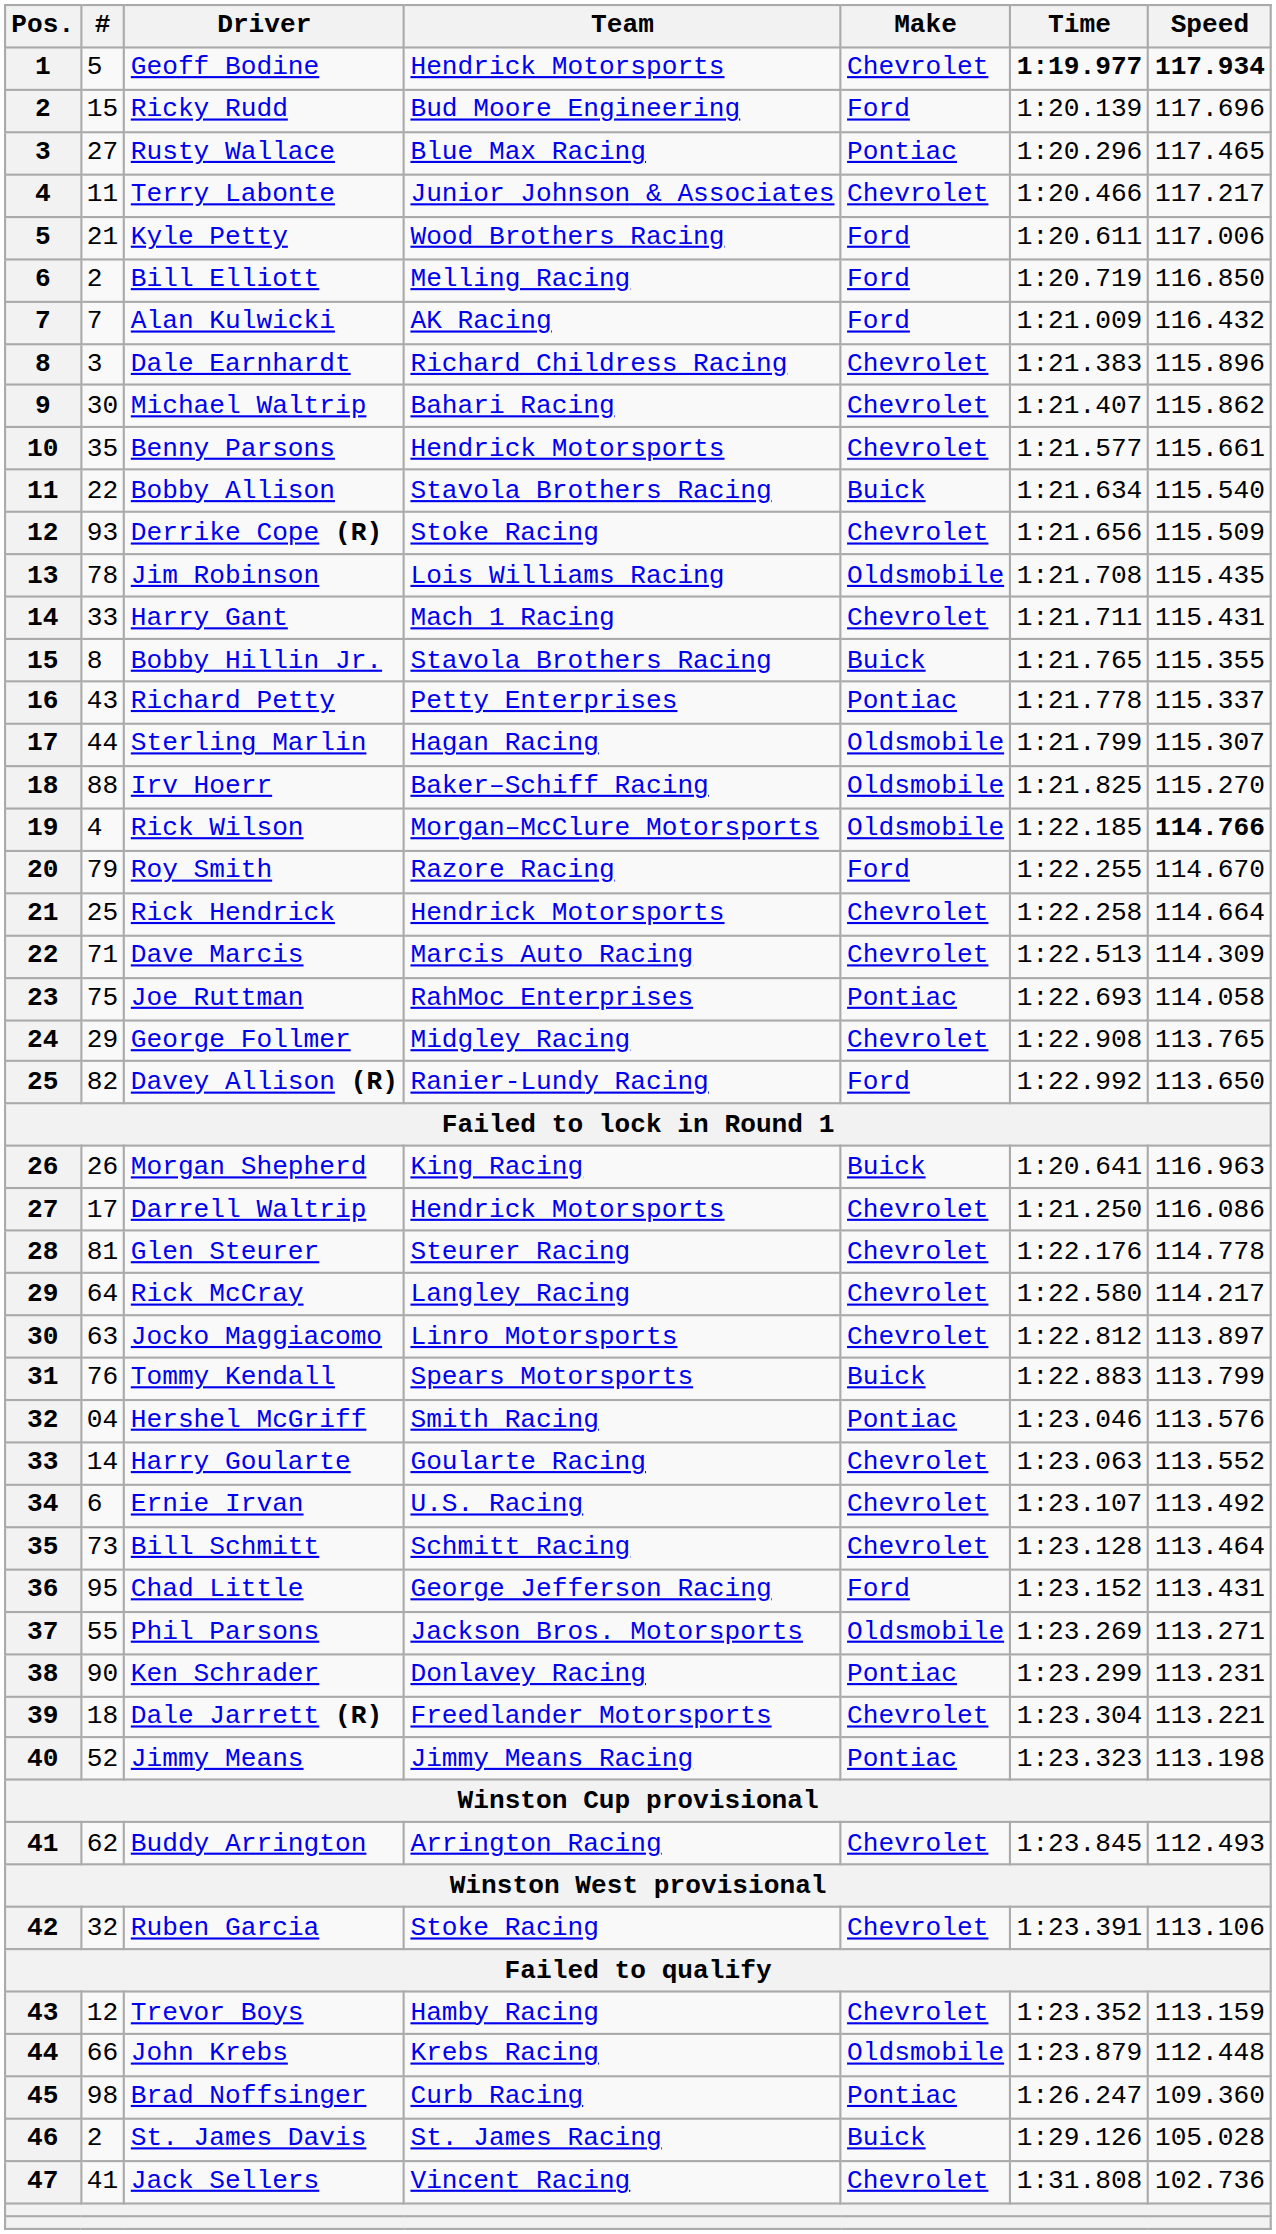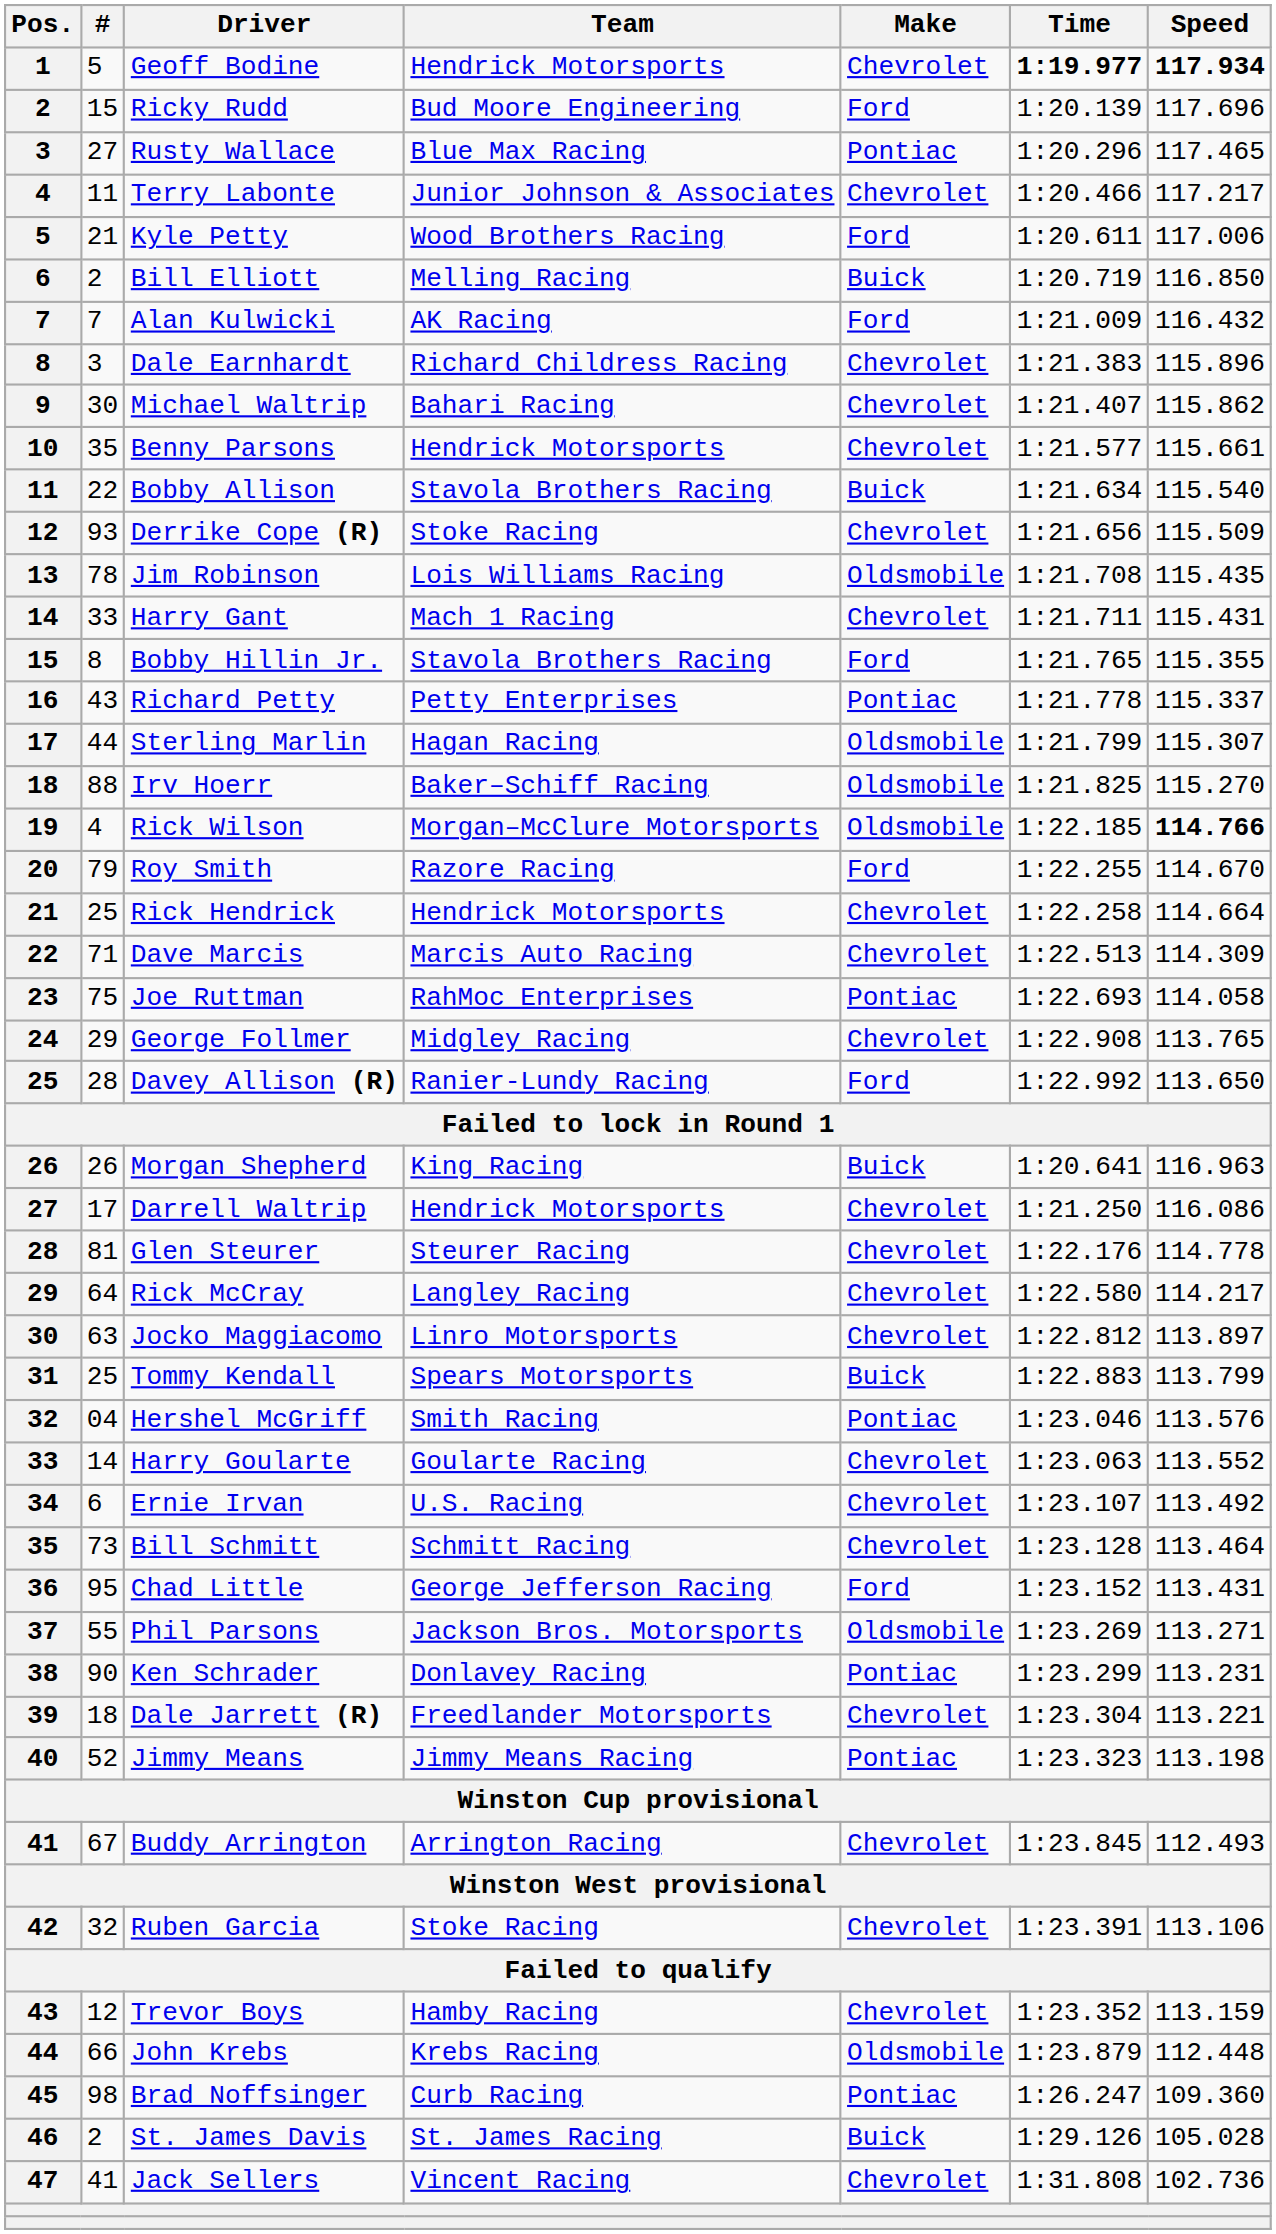(878, 280) Ford -> (886, 280) Buick
(886, 661) Buick -> (878, 661) Ford
(102, 1083) 82 -> (102, 1083) 28
(102, 1379) 76 -> (102, 1379) 25
(102, 1844) 62 -> (102, 1844) 67
